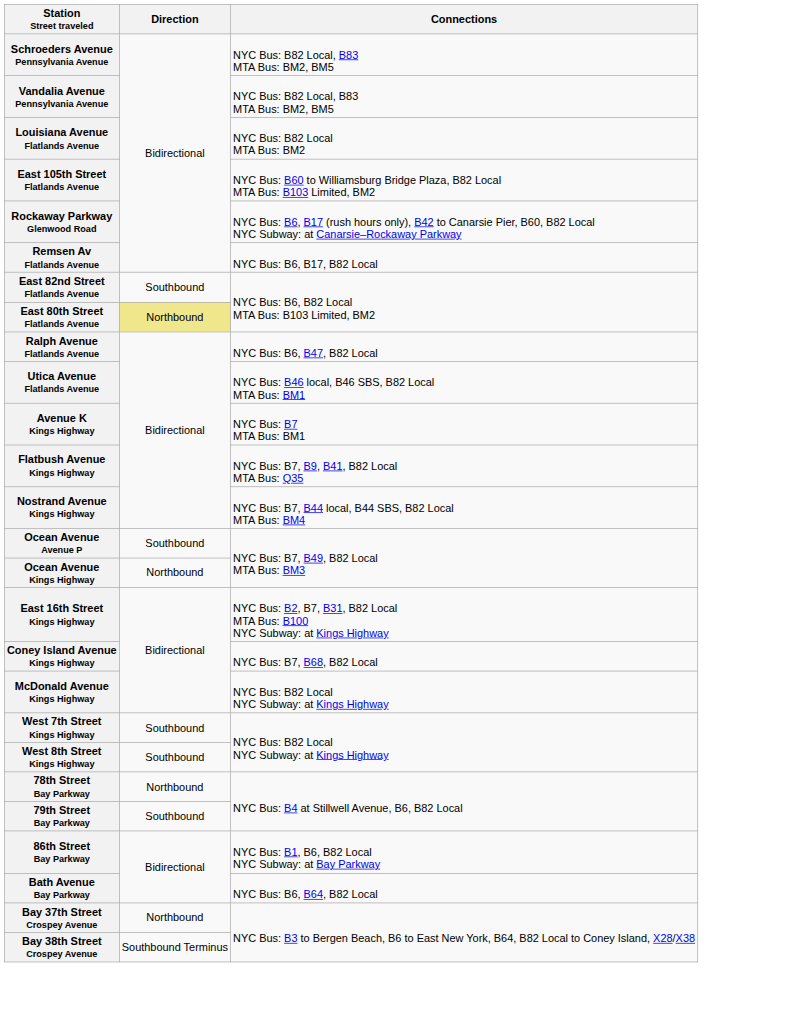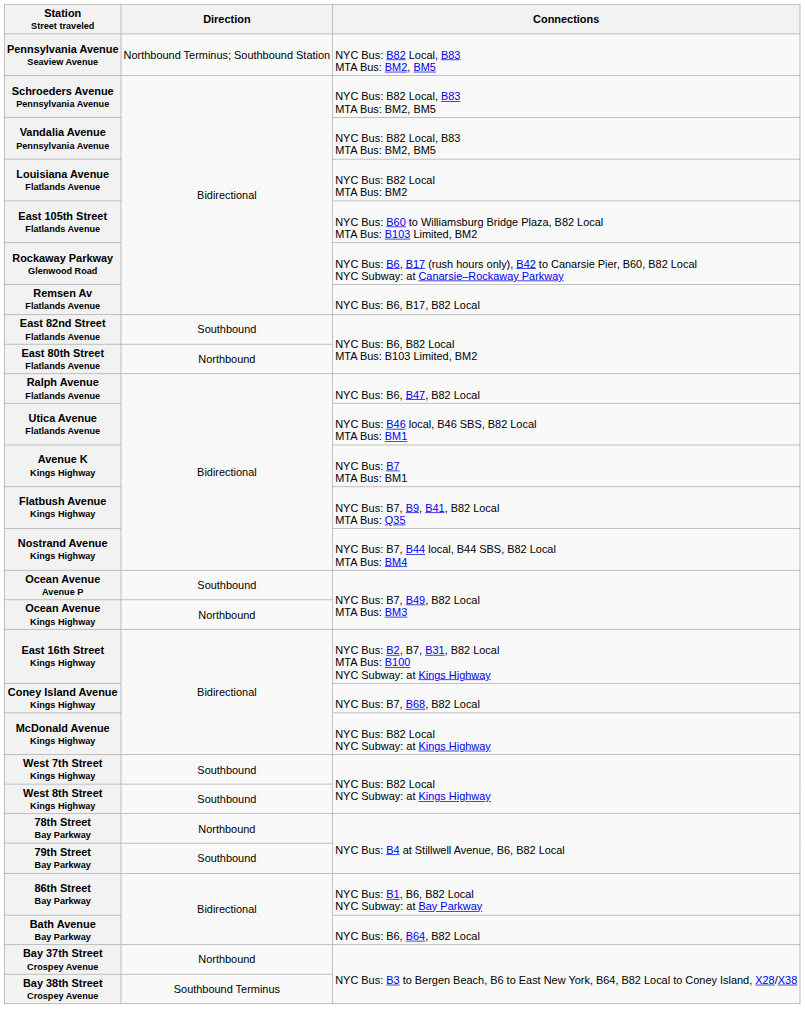+ row: (63, 55)
(175, 317) khaki background -> (227, 359) no background
